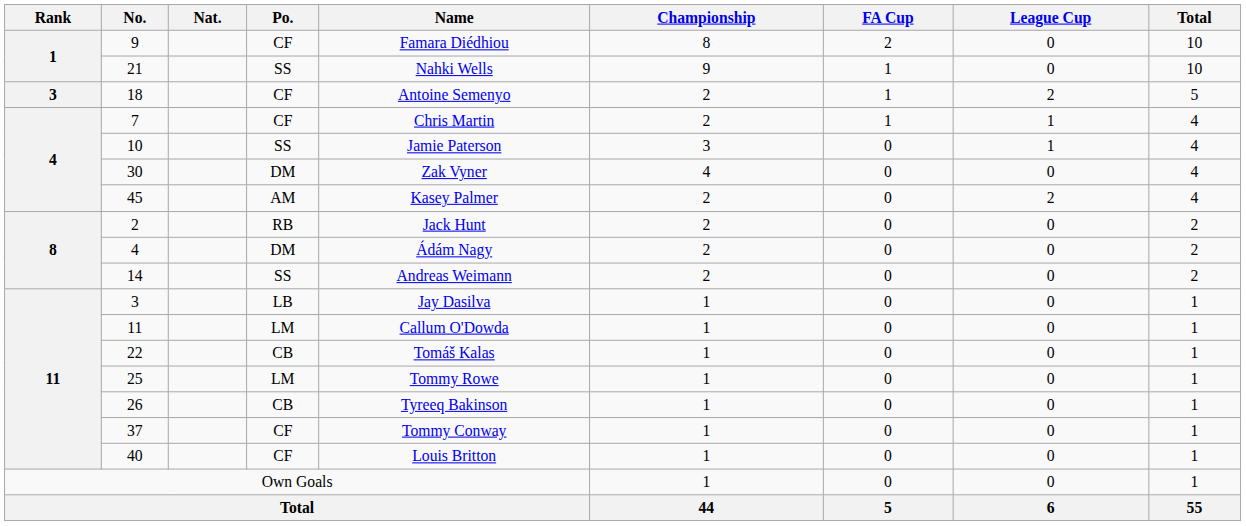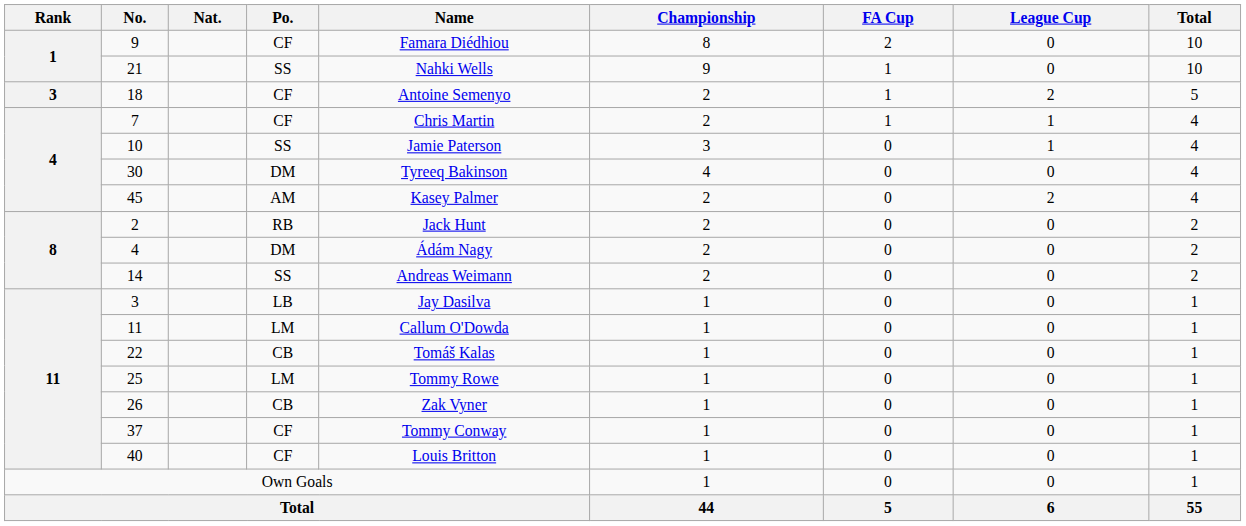(454, 172) Zak Vyner -> (454, 172) Tyreeq Bakinson
(454, 404) Tyreeq Bakinson -> (454, 404) Zak Vyner
